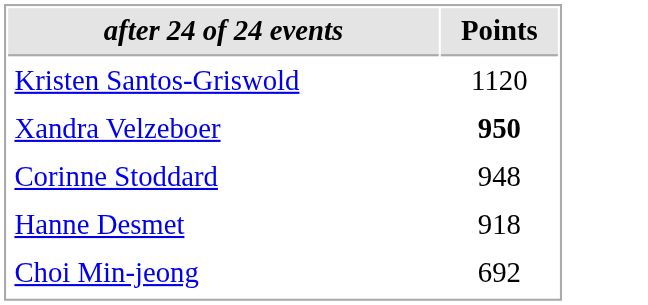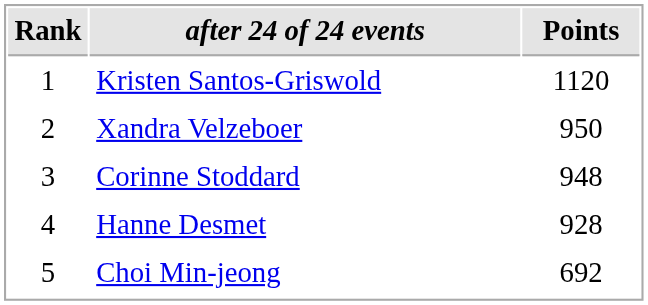+ column: (48, 30)
(499, 128) bold -> (581, 128) normal
(499, 224) 918 -> (581, 224) 928
